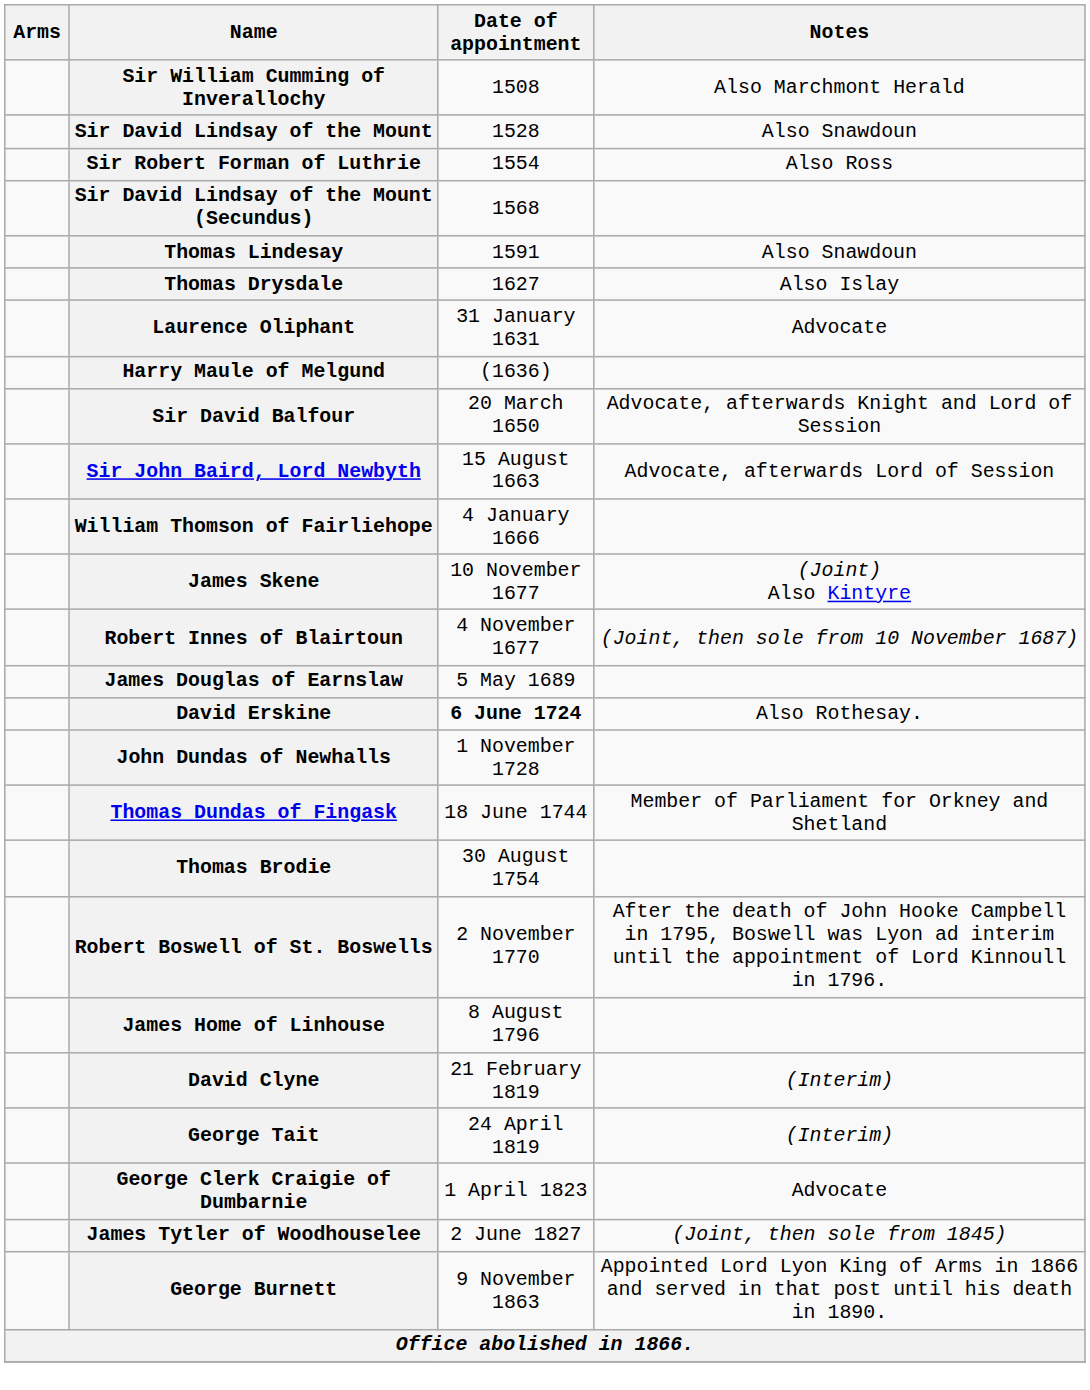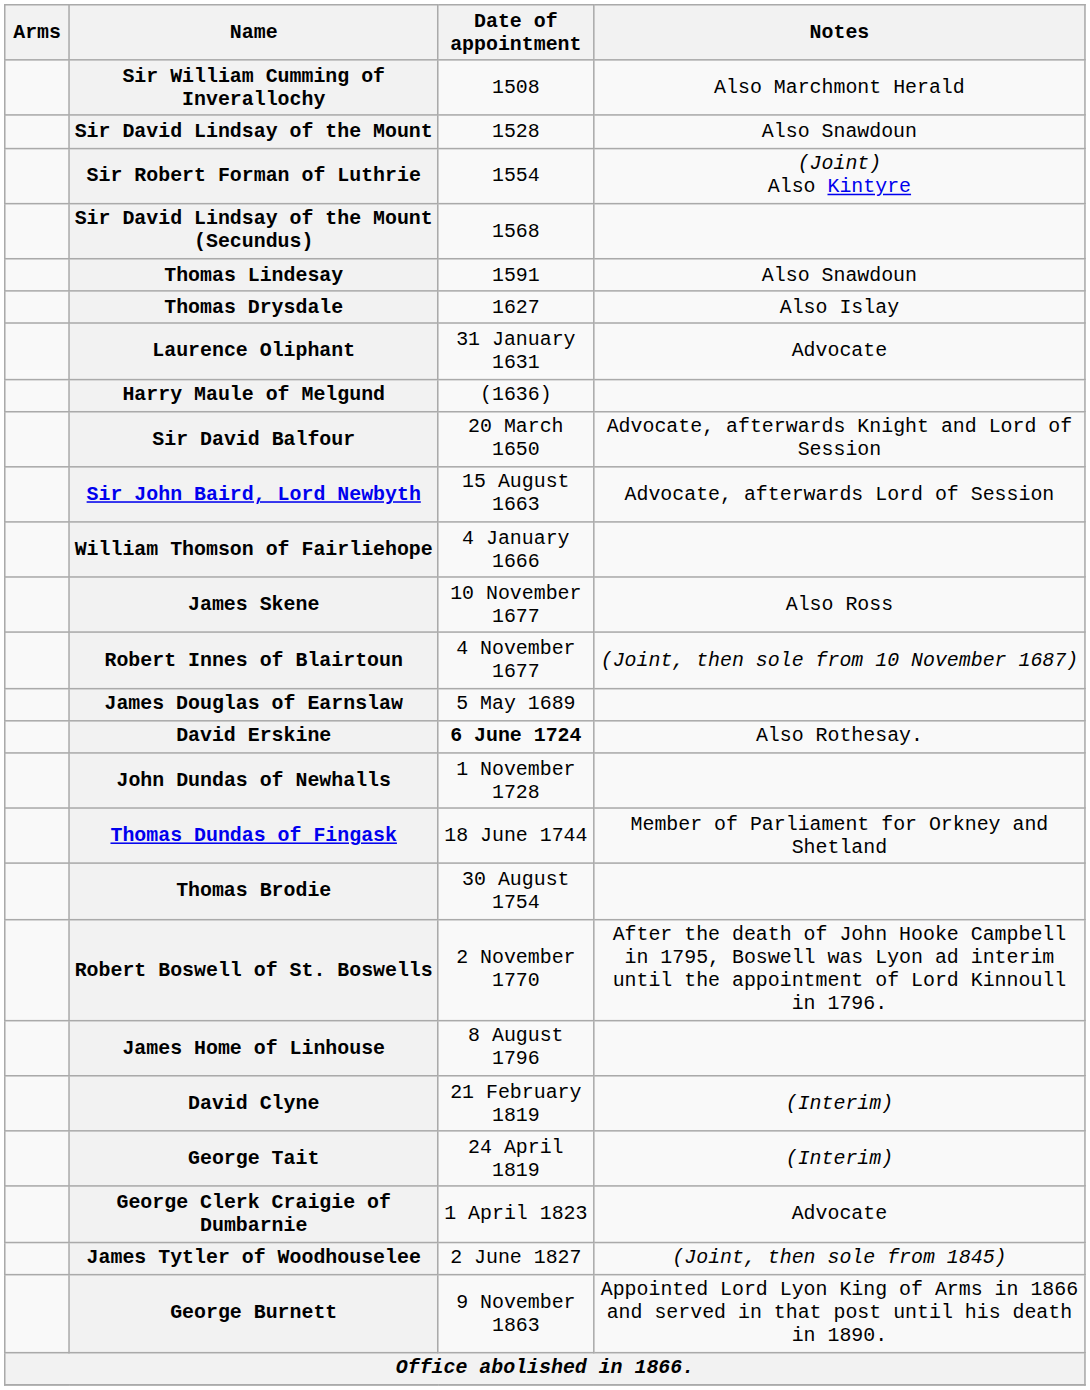(839, 164) Also Ross -> (839, 176) (Joint) Also Kintyre
(839, 582) (Joint) Also Kintyre -> (839, 605) Also Ross
